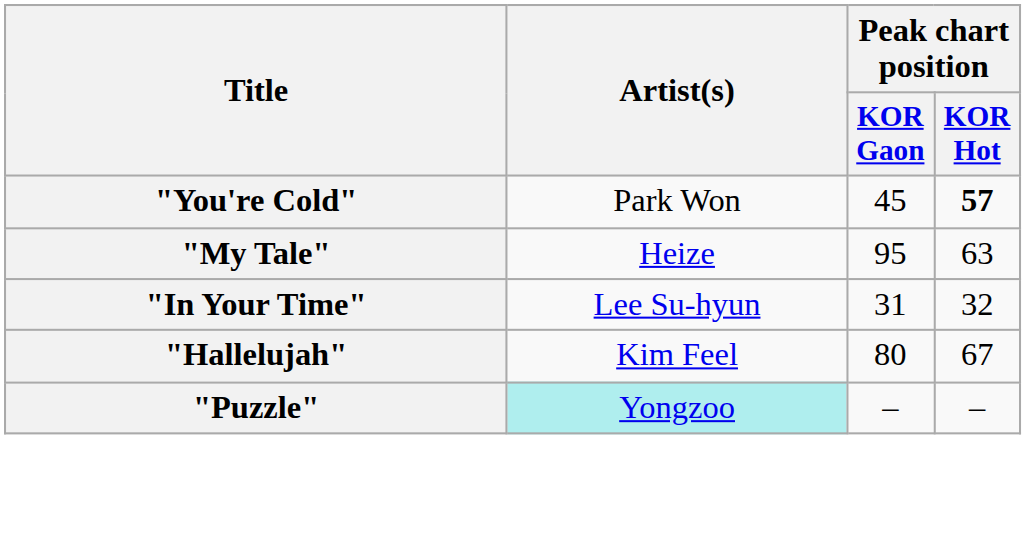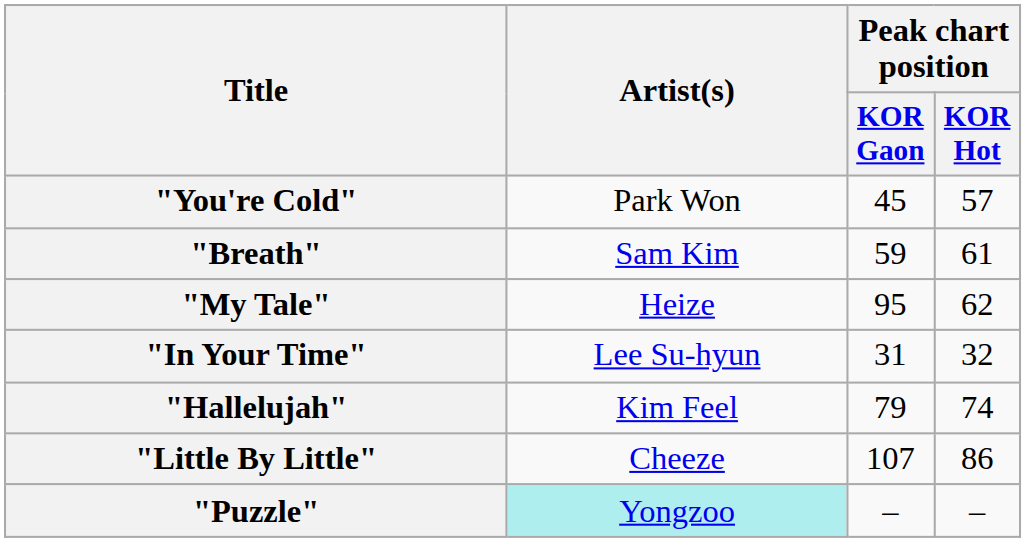(977, 201) bold -> (977, 201) normal
+ row: (256, 252)
(977, 252) 63 -> (977, 304) 62
(890, 355) 80 -> (890, 407) 79
(977, 355) 67 -> (977, 407) 74
+ row: (256, 458)
